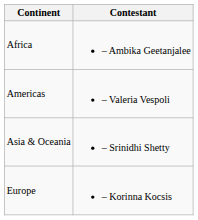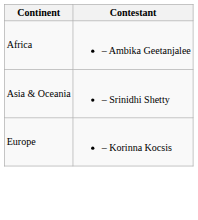- row: (26, 93)
